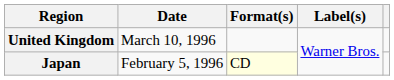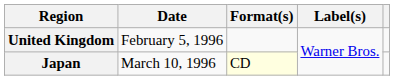(168, 39) March 10, 1996 -> (172, 39) February 5, 1996
(172, 63) February 5, 1996 -> (168, 63) March 10, 1996
